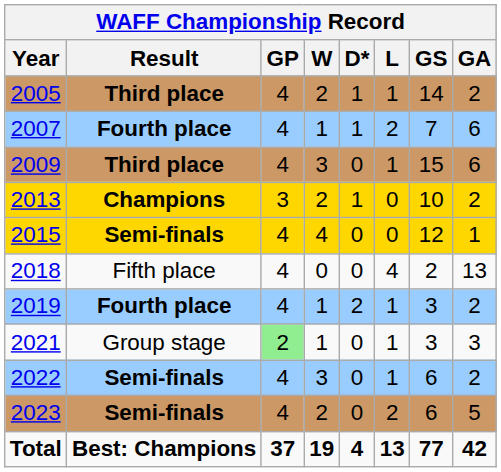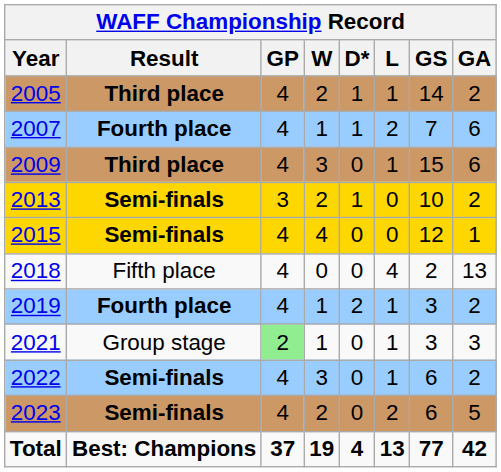(164, 199) Champions -> (164, 199) Semi-finals
